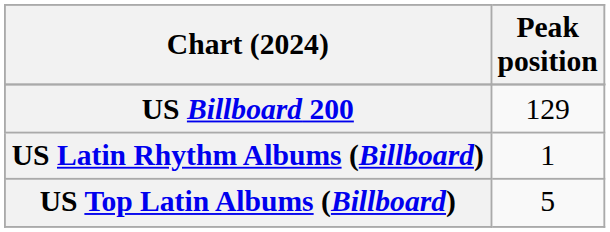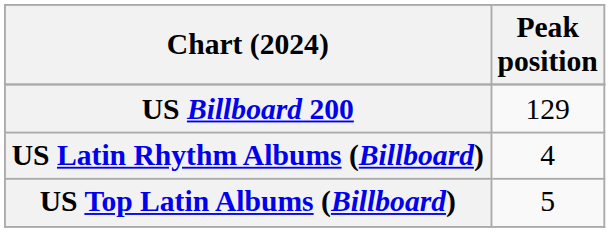(548, 155) 1 -> (548, 155) 4
